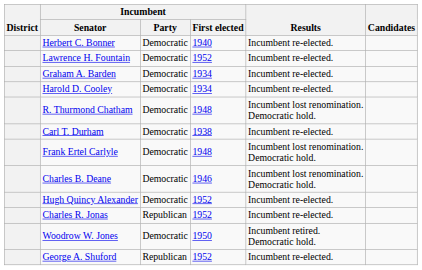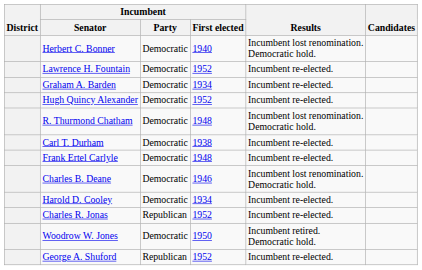(291, 43) Incumbent re-elected. -> (306, 48) Incumbent lost renomination. Democratic hold.
rows swapped: (77, 89) <-> (90, 199)
(306, 152) Incumbent lost renomination. Democratic hold. -> (291, 158) Incumbent re-elected.
